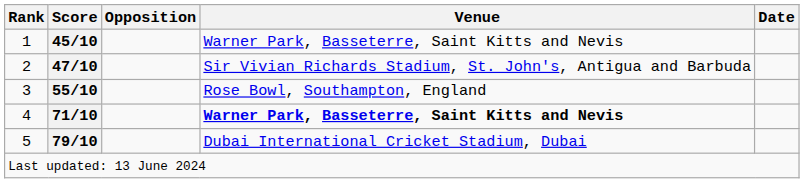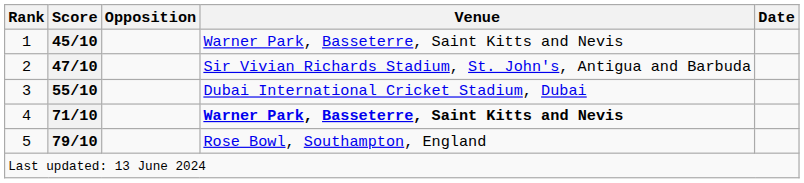(345, 91) Rose Bowl, Southampton, England -> (395, 91) Dubai International Cricket Stadium, Dubai
(395, 141) Dubai International Cricket Stadium, Dubai -> (345, 141) Rose Bowl, Southampton, England
